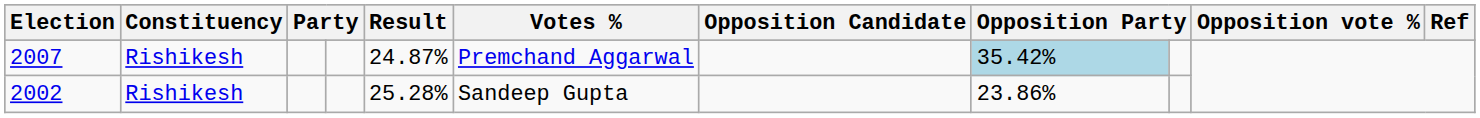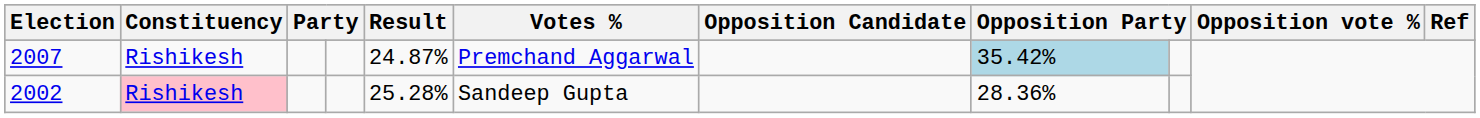(184, 94) no background -> (184, 94) pink background
(1016, 94) 23.86% -> (1016, 94) 28.36%
